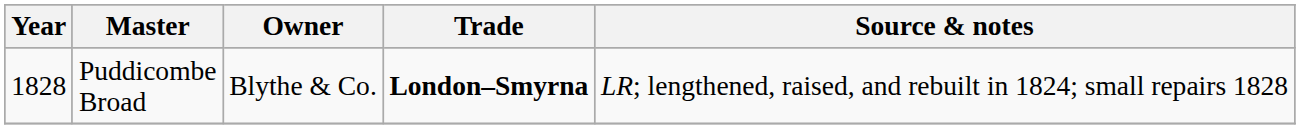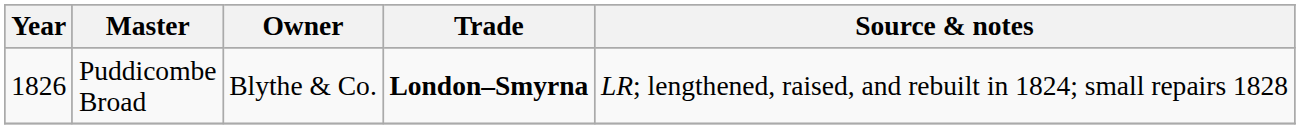(39, 85) 1828 -> (39, 85) 1826
